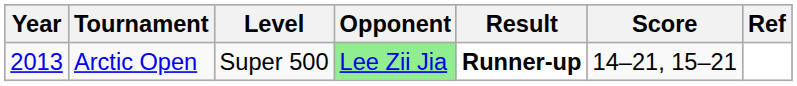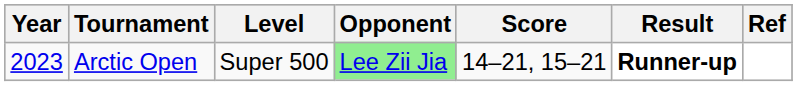columns swapped: (665, 24) <-> (522, 24)
(37, 61) 2013 -> (37, 61) 2023
